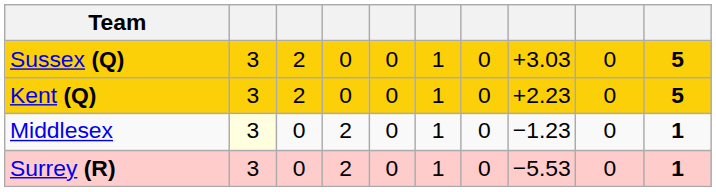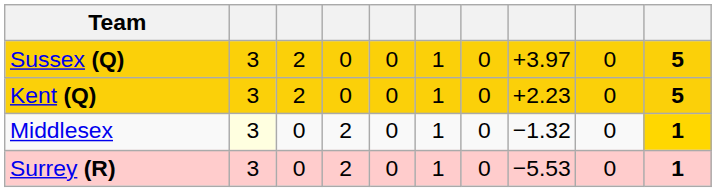(542, 58) +3.03 -> (542, 58) +3.97
(542, 131) −1.23 -> (542, 131) −1.32
(678, 131) no background -> (678, 131) gold background
